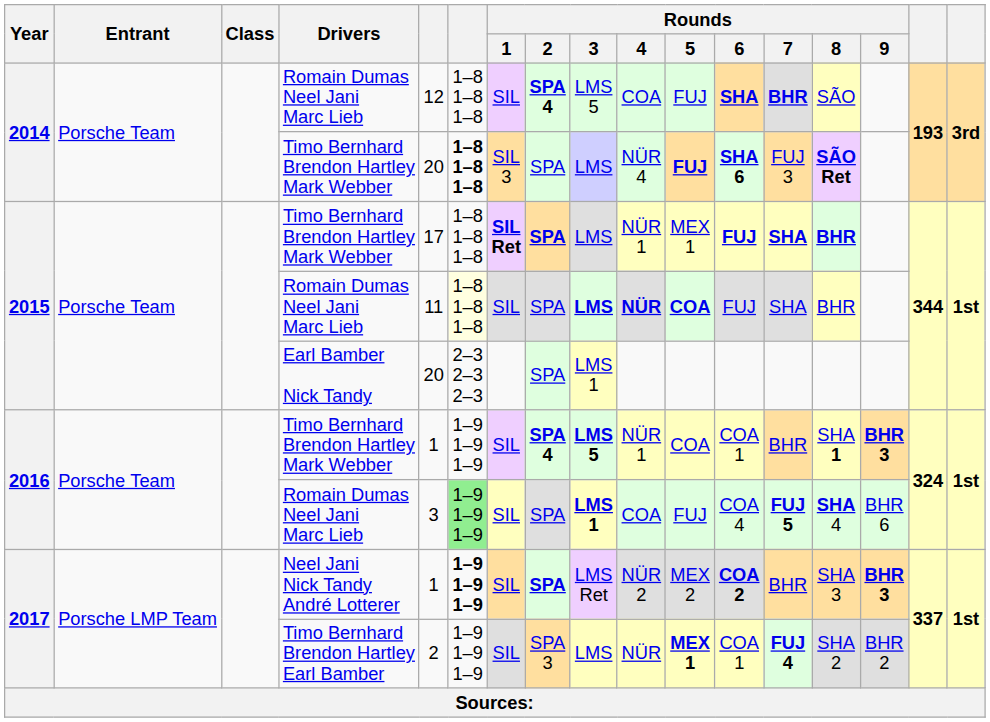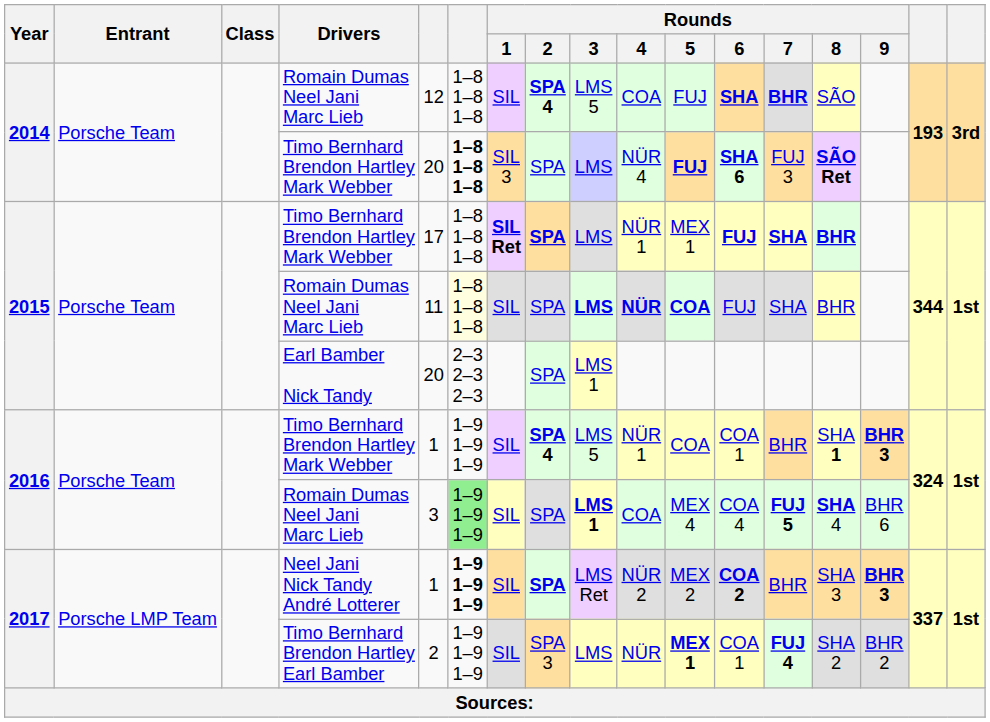(594, 445) bold -> (594, 445) normal
(690, 515) FUJ -> (690, 515) MEX 4
